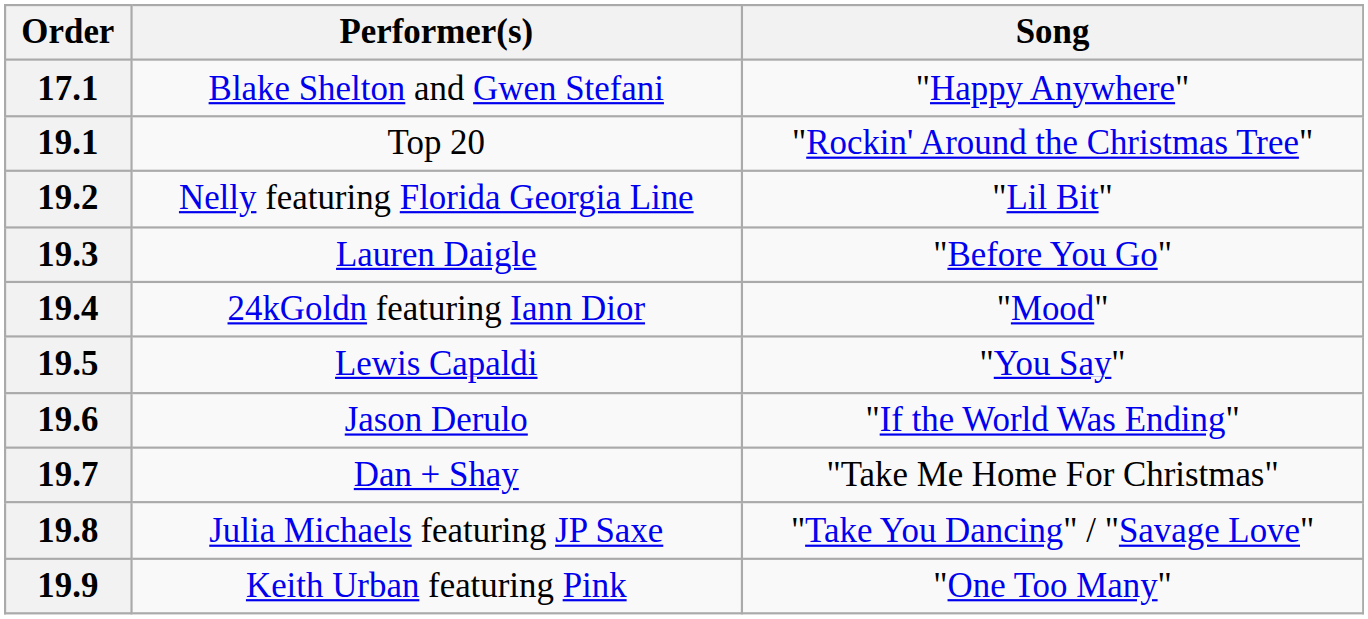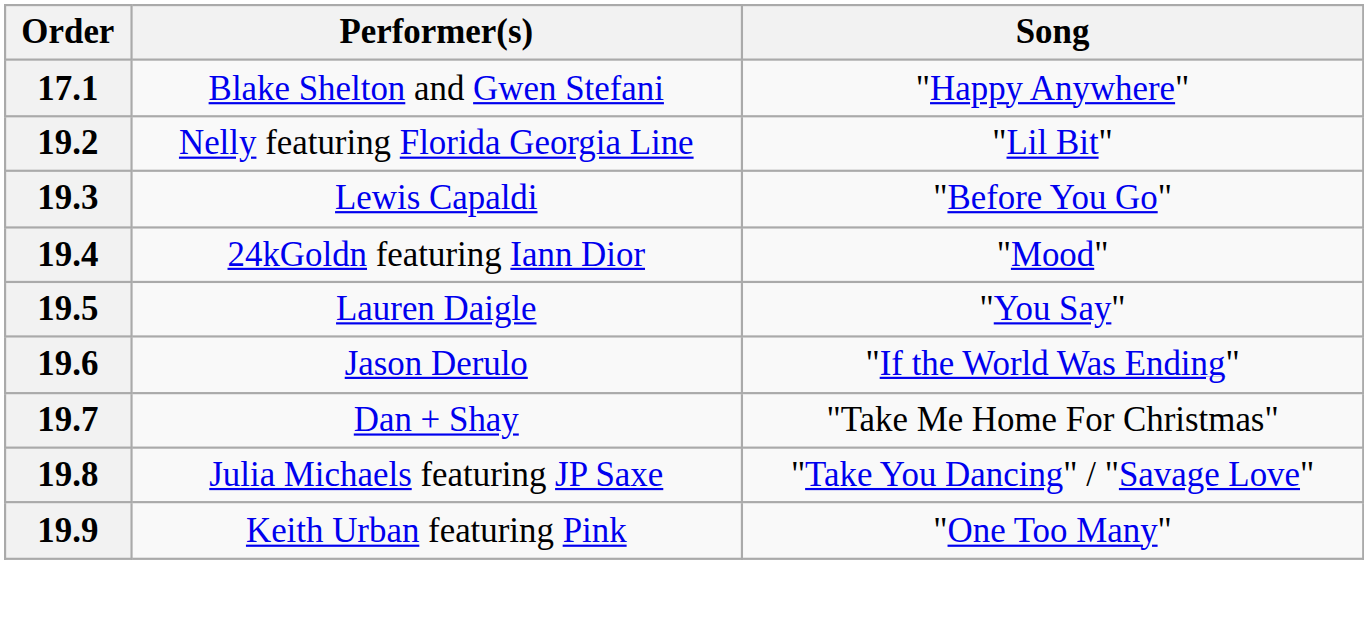- row: (68, 142)
(436, 253) Lauren Daigle -> (436, 198) Lewis Capaldi
(436, 364) Lewis Capaldi -> (436, 308) Lauren Daigle
